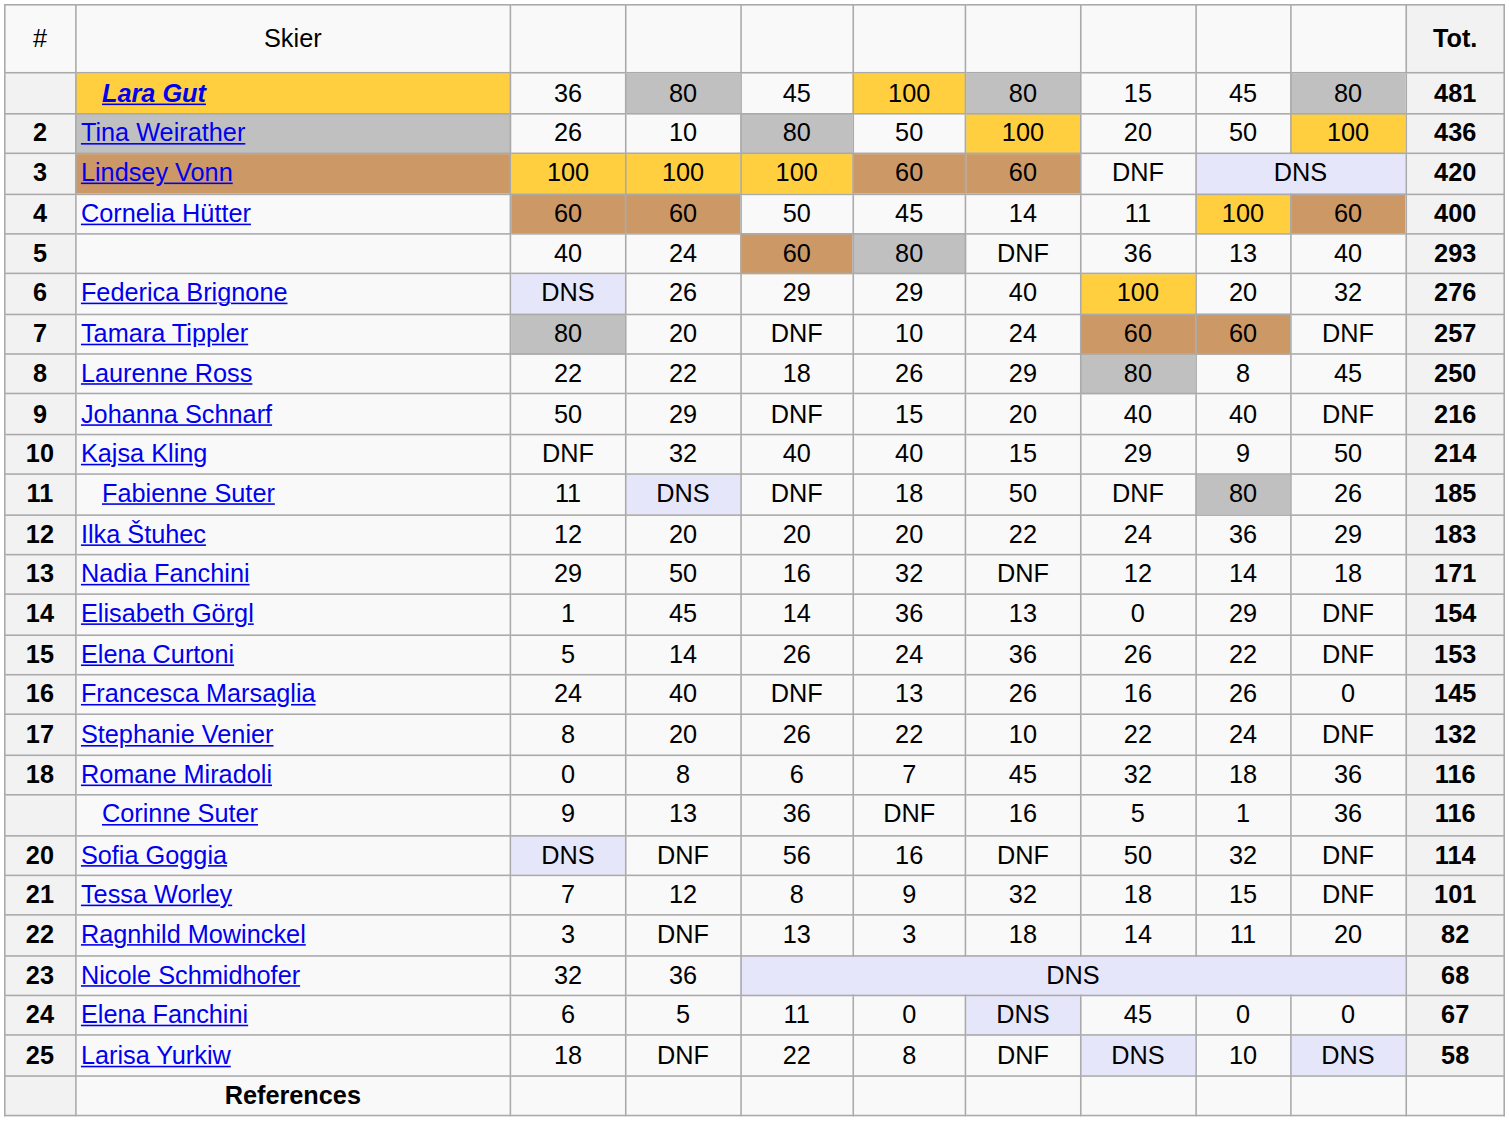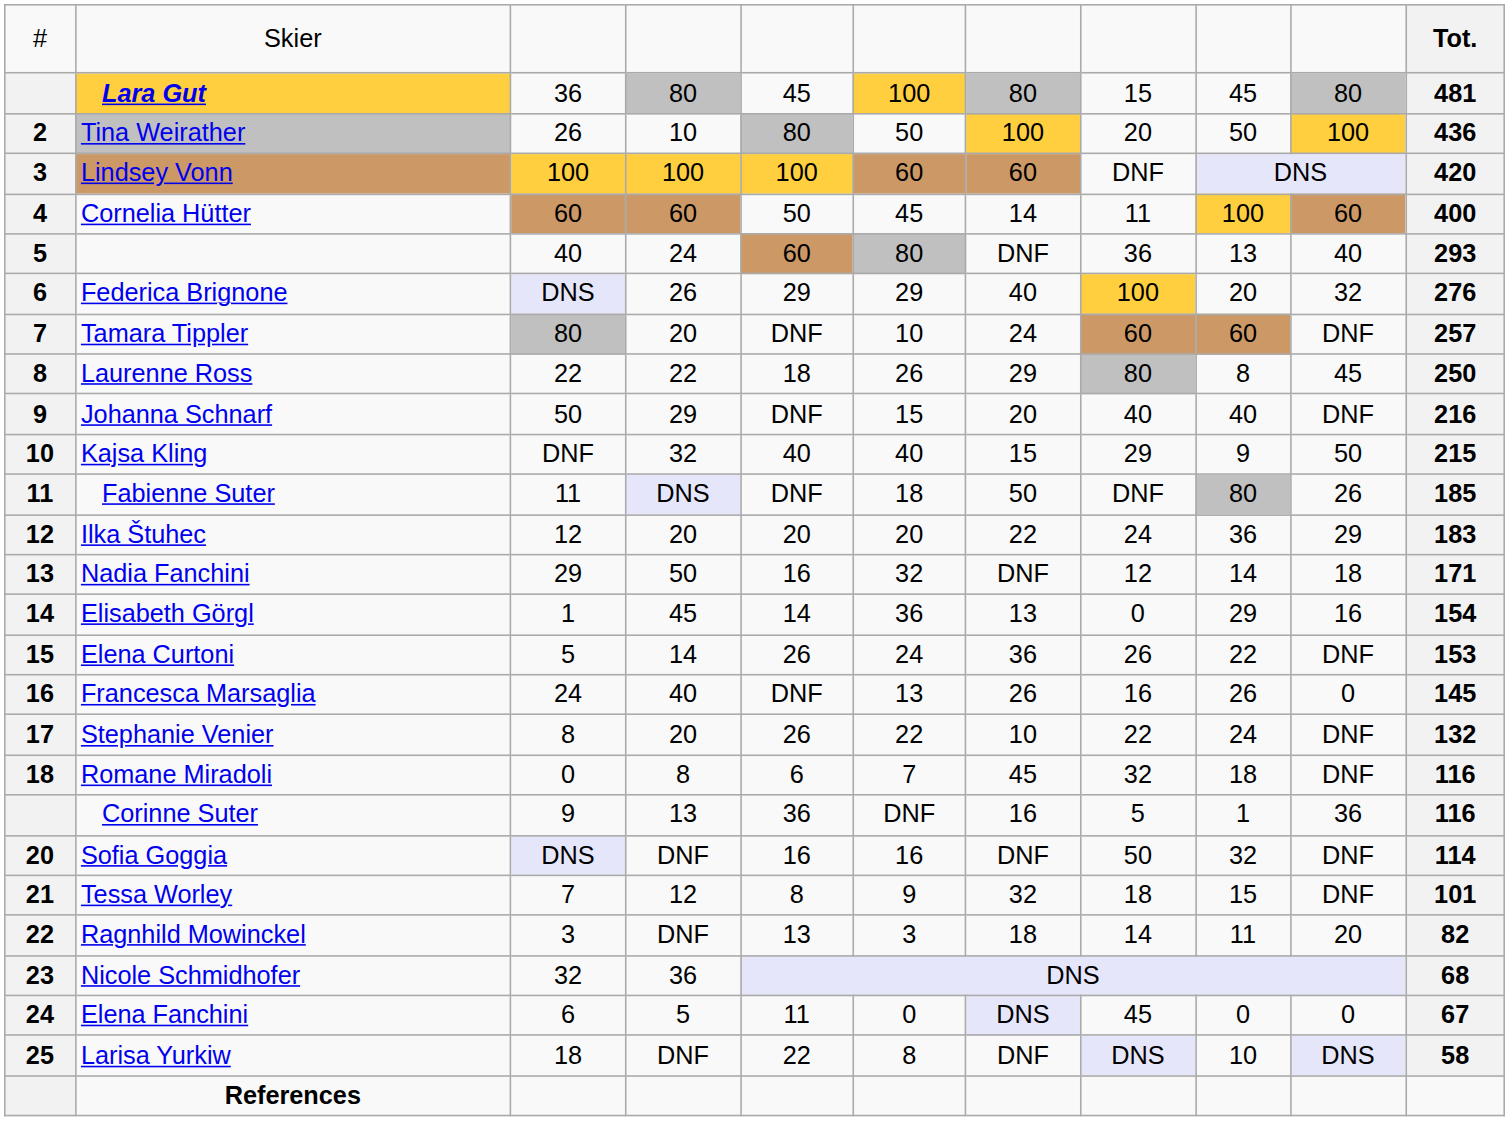(1455, 453) 214 -> (1455, 453) 215
(1348, 614) DNF -> (1348, 614) 16
(1348, 774) 36 -> (1348, 774) DNF
(797, 854) 56 -> (797, 854) 16
